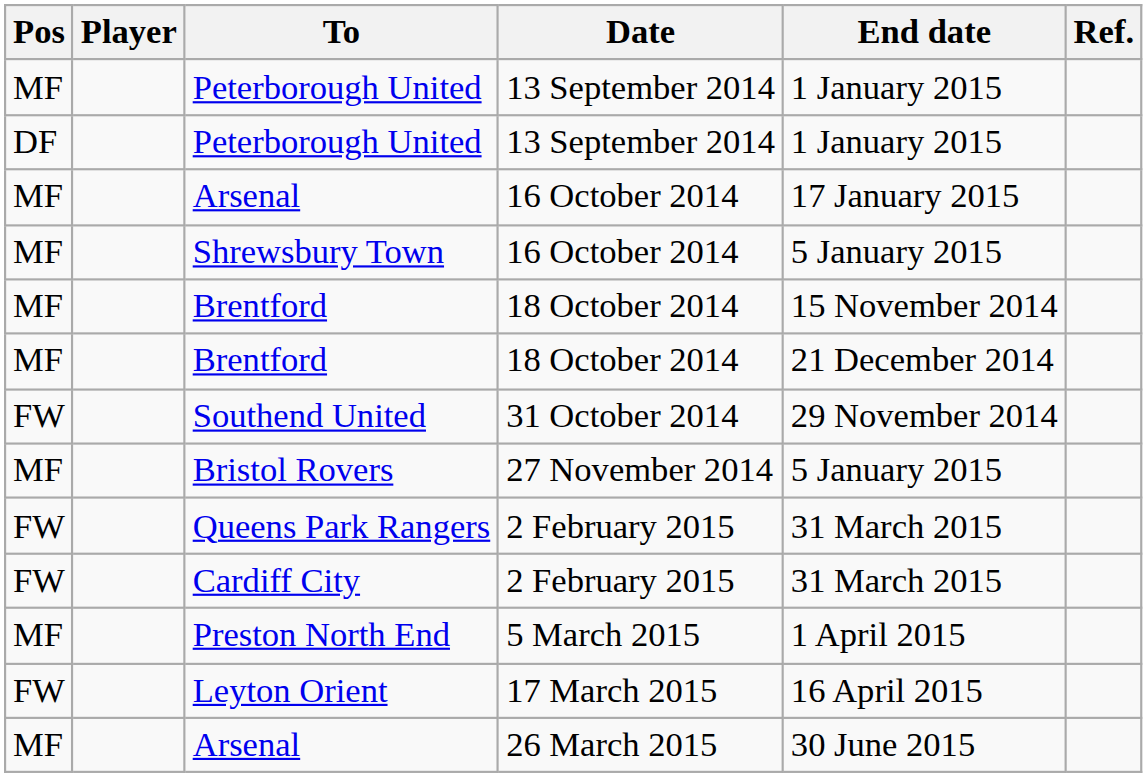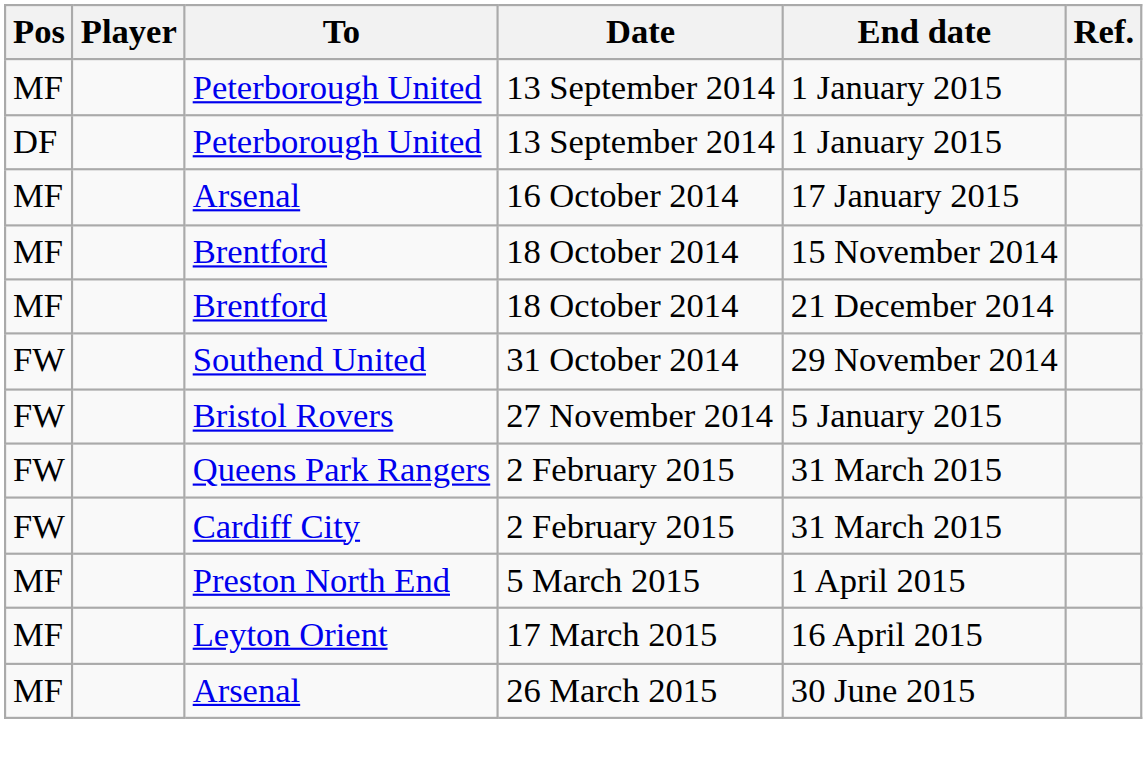- row: (318, 251)
(38, 470) MF -> (39, 415) FW
(39, 689) FW -> (38, 634) MF
